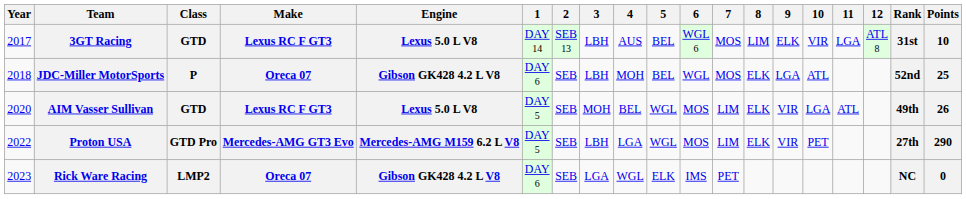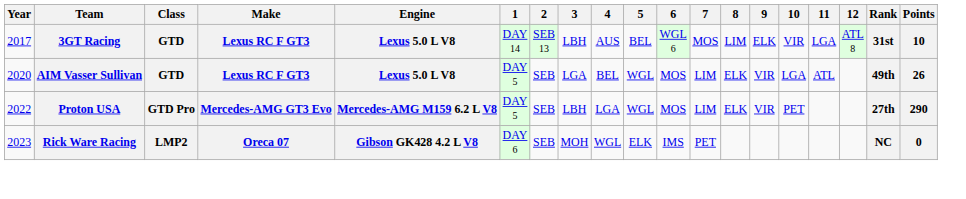- row: (100, 75)
(597, 109) MOH -> (574, 75) LGA
(597, 176) LGA -> (574, 142) MOH
